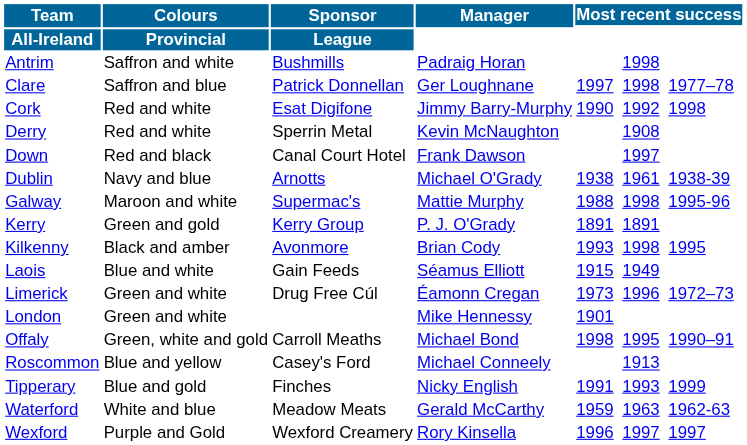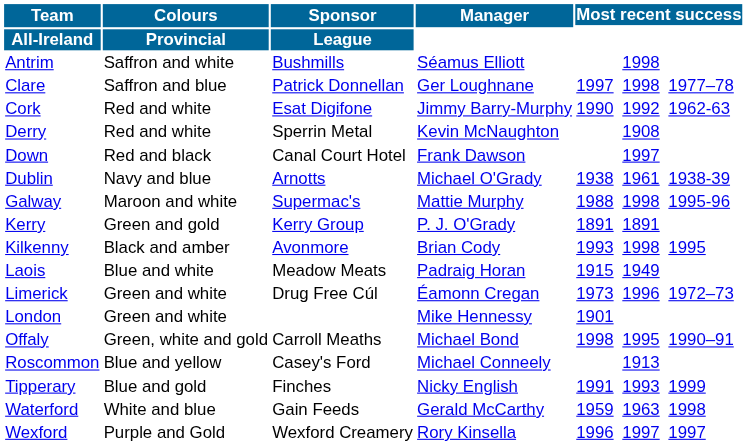(471, 62) Padraig Horan -> (471, 62) Séamus Elliott
(687, 109) 1998 -> (699, 109) 1962-63
(316, 270) Gain Feeds -> (329, 270) Meadow Meats
(471, 270) Séamus Elliott -> (471, 270) Padraig Horan
(329, 409) Meadow Meats -> (316, 409) Gain Feeds
(699, 409) 1962-63 -> (687, 409) 1998
